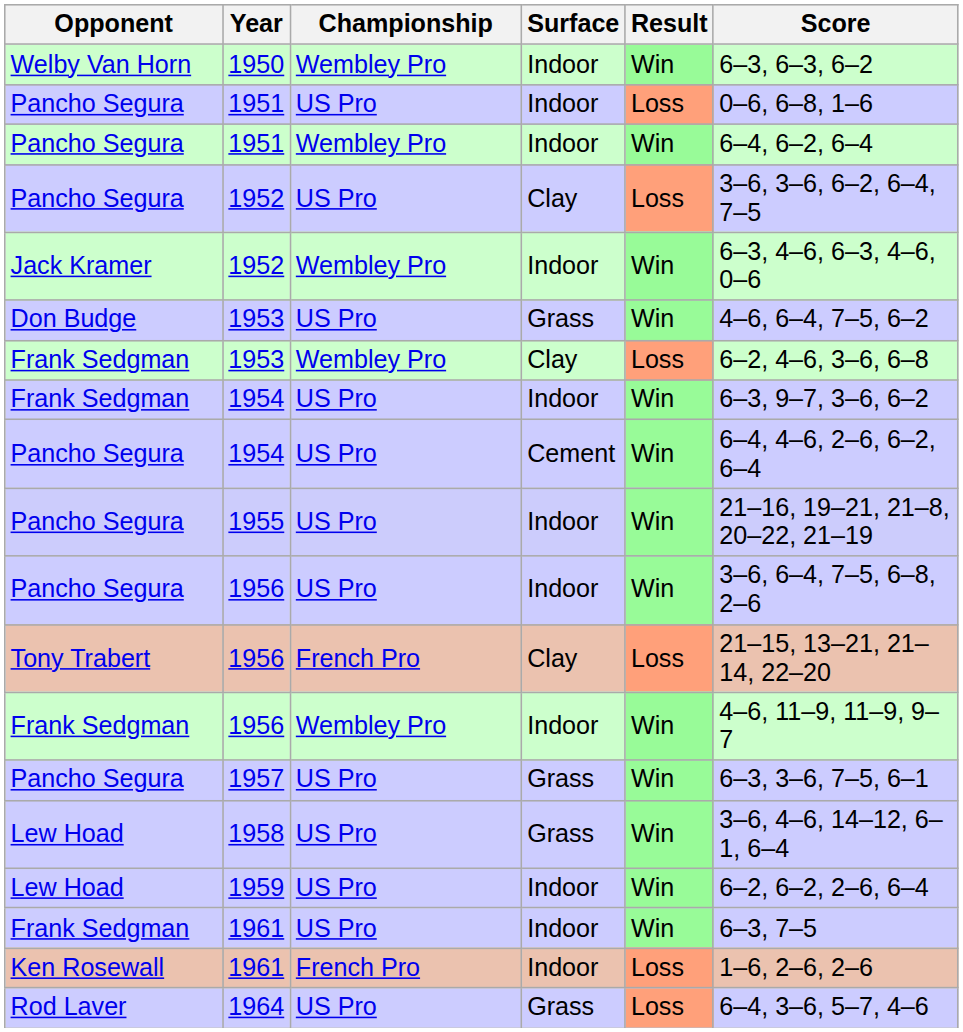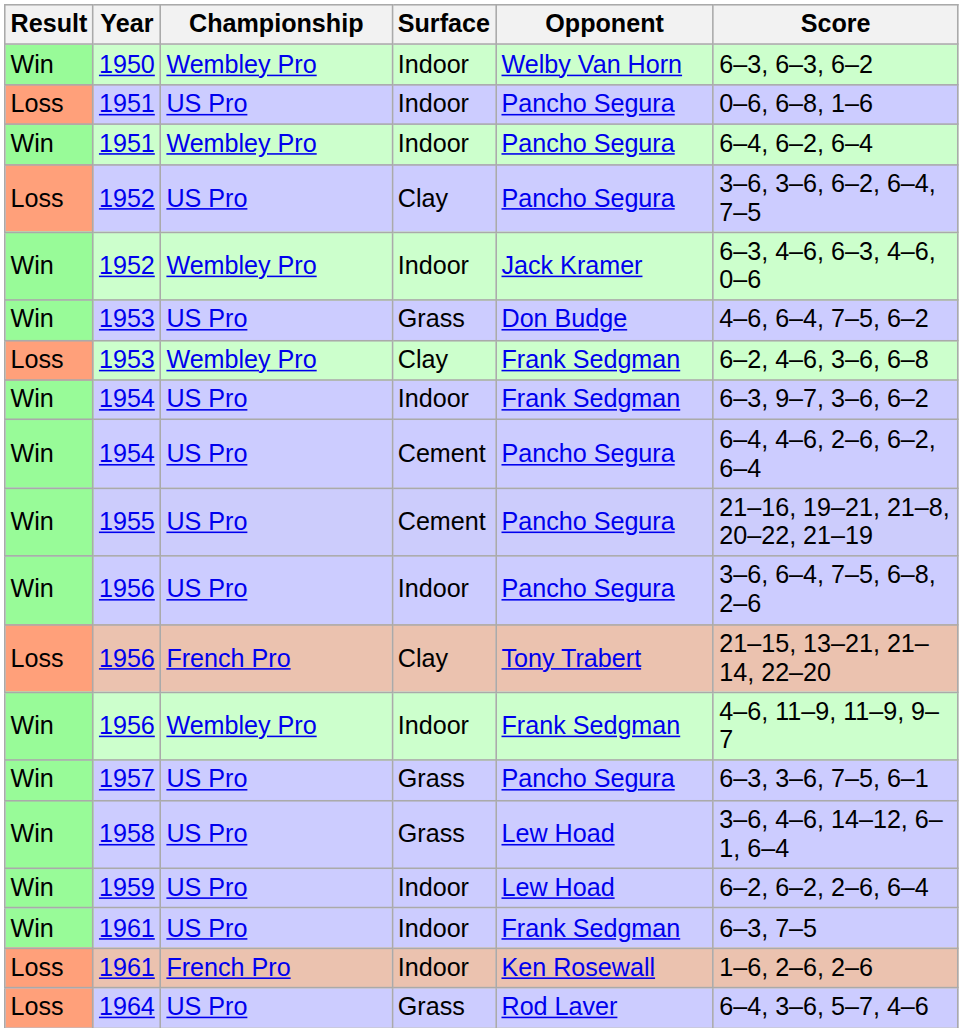columns swapped: (669, 24) <-> (114, 24)
(563, 521) Indoor -> (442, 521) Cement
